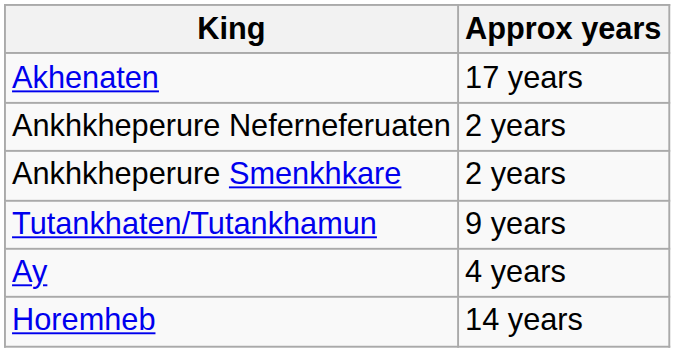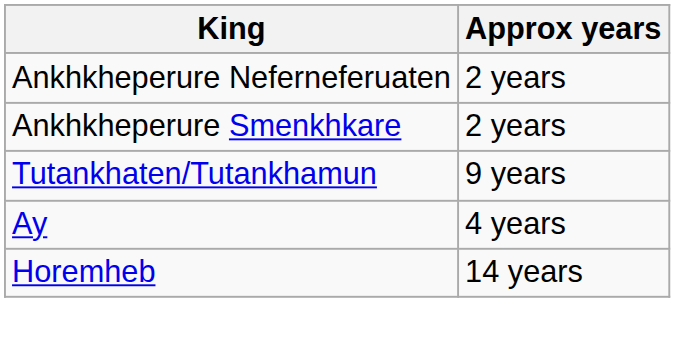- row: (85, 77)
